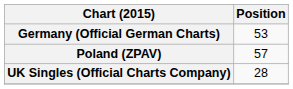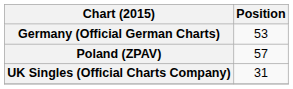(261, 73) 28 -> (261, 73) 31
